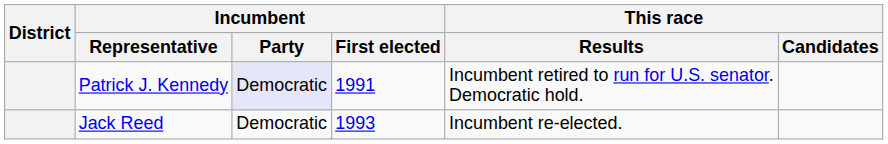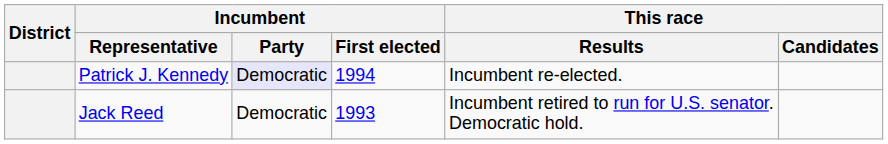(355, 85) 1991 -> (355, 75) 1994
(611, 85) Incumbent retired to run for U.S. senator. Democratic hold. -> (536, 75) Incumbent re-elected.
(536, 124) Incumbent re-elected. -> (611, 114) Incumbent retired to run for U.S. senator. Democratic hold.
